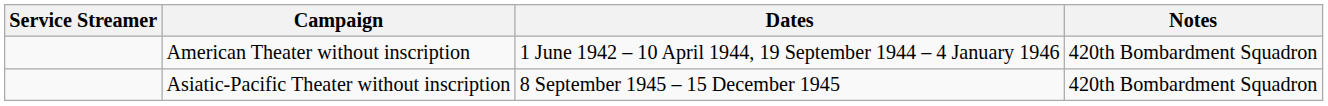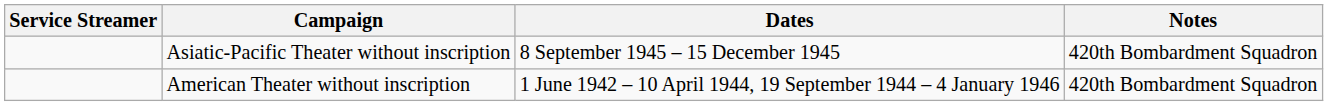rows swapped: (318, 52) <-> (338, 84)
